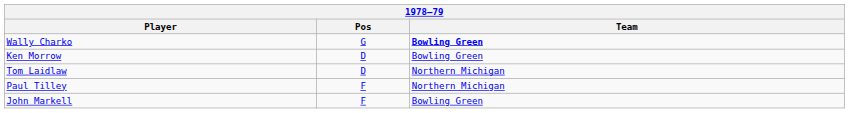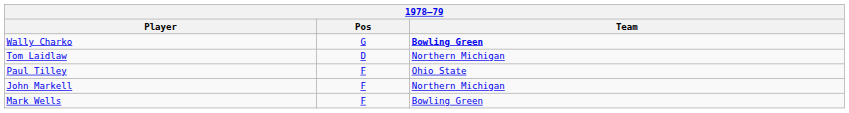- row: (34, 56)
(458, 86) Northern Michigan -> (439, 71) Ohio State
(447, 101) Bowling Green -> (458, 86) Northern Michigan
+ row: (34, 101)
